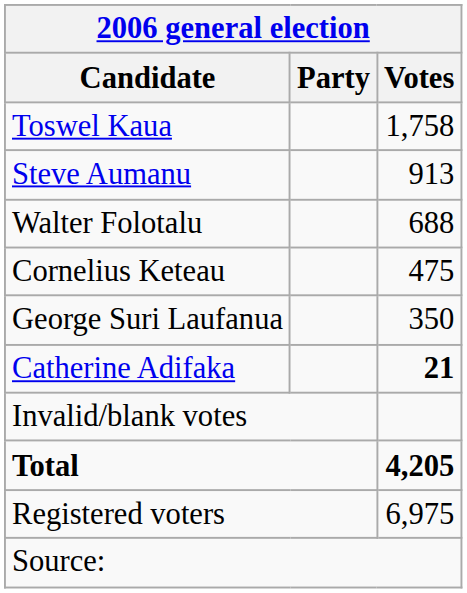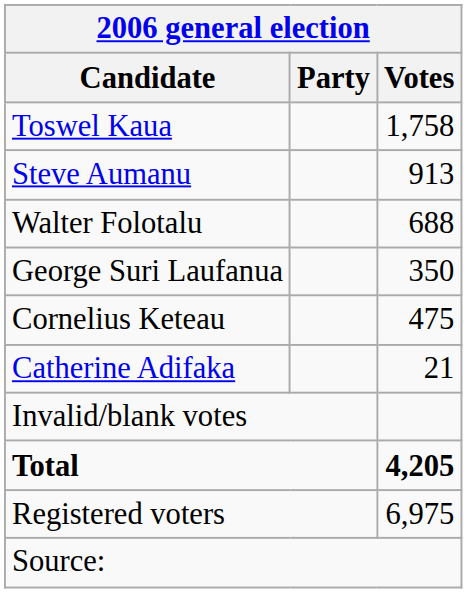rows swapped: (119, 271) <-> (147, 319)
(439, 367) bold -> (439, 367) normal
